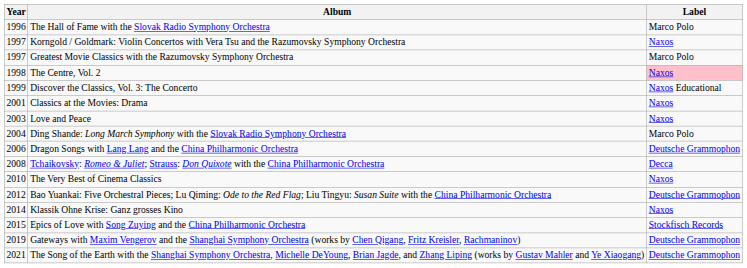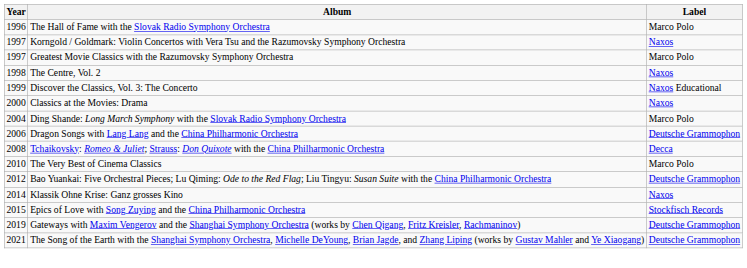(661, 73) pink background -> (661, 73) no background
(16, 103) 2001 -> (16, 103) 2000
- row: (61, 118)
(661, 179) Naxos -> (671, 164) Marco Polo
